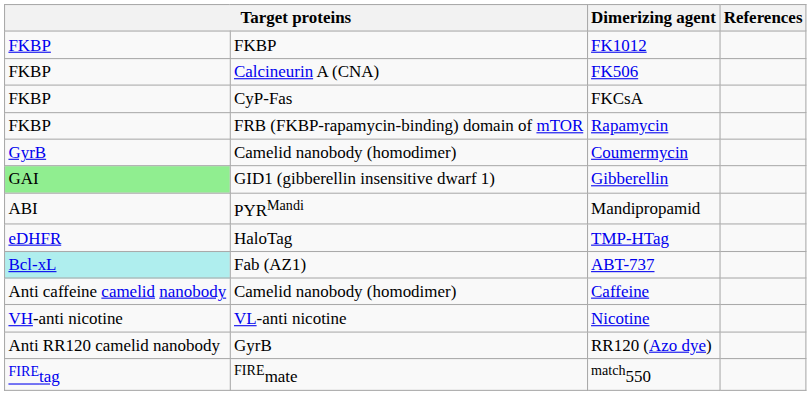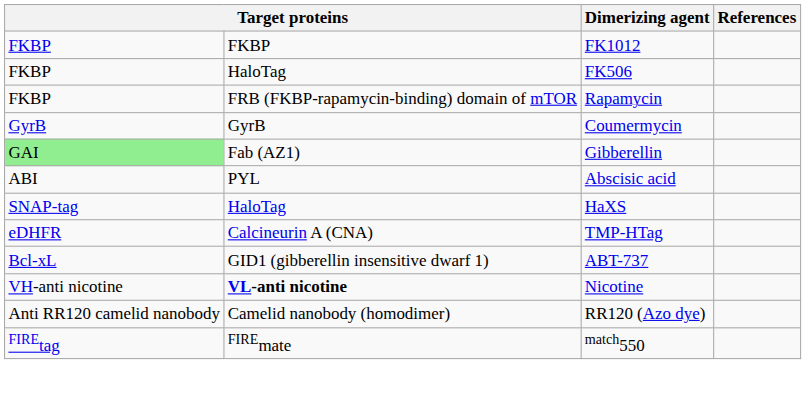(307, 71) Calcineurin A (CNA) -> (257, 71) HaloTag
- row: (617, 98)
(345, 152) Camelid nanobody (homodimer) -> (247, 125) GyrB
(364, 179) GID1 (gibberellin insensitive dwarf 1) -> (264, 152) Fab (AZ1)
+ row: (630, 179)
- row: (646, 208)
+ row: (606, 206)
(263, 237) HaloTag -> (300, 233) Calcineurin A (CNA)
(32, 264) paleturquoise background -> (32, 260) no background
(270, 264) Fab (AZ1) -> (358, 260) GID1 (gibberellin insensitive dwarf 1)
- row: (620, 291)
(290, 318) normal -> (287, 286) bold
(253, 345) GyrB -> (339, 313) Camelid nanobody (homodimer)
